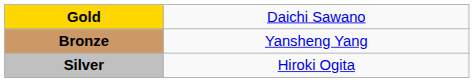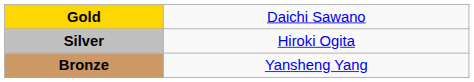rows swapped: (84, 65) <-> (84, 40)
